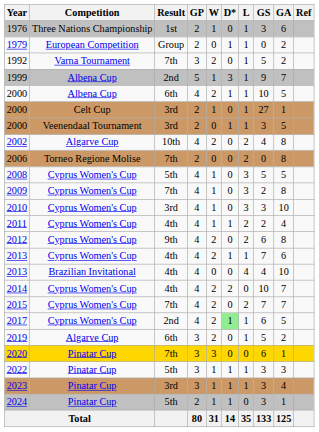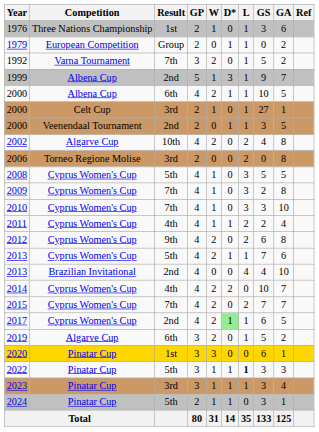(171, 126) 3rd -> (171, 126) 2nd
(171, 158) 7th -> (171, 158) 3rd
(171, 207) 3rd -> (171, 207) 7th
(171, 256) 4th -> (171, 256) 5th
(171, 272) 4th -> (171, 272) 2nd
(171, 353) 7th -> (171, 353) 1st
(246, 369) normal -> (246, 369) bold
